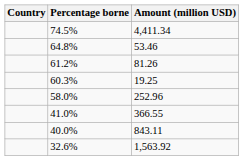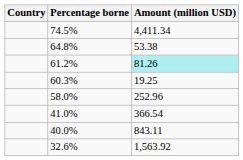(146, 46) 53.46 -> (146, 46) 53.38
(146, 63) no background -> (146, 63) paleturquoise background
(148, 113) 366.55 -> (148, 113) 366.54
